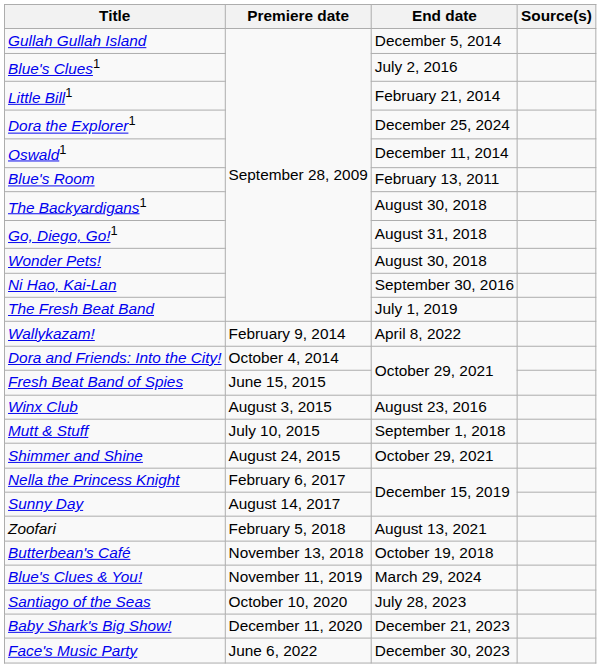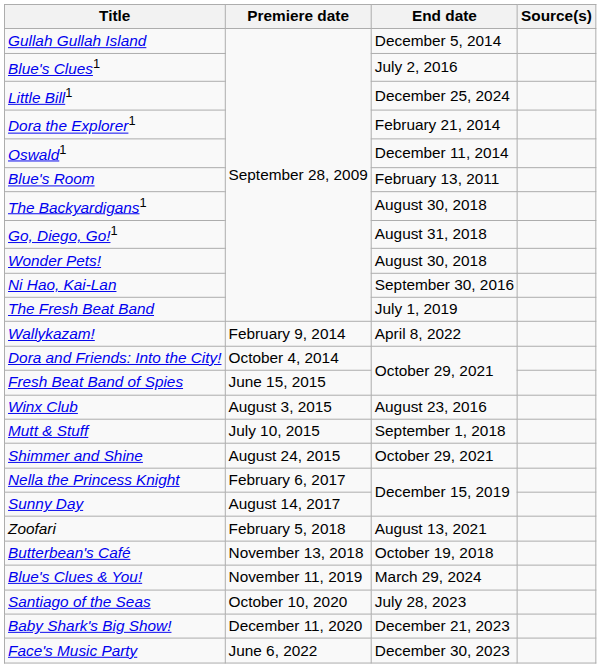(438, 95) February 21, 2014 -> (442, 95) December 25, 2024
(442, 124) December 25, 2024 -> (438, 124) February 21, 2014
